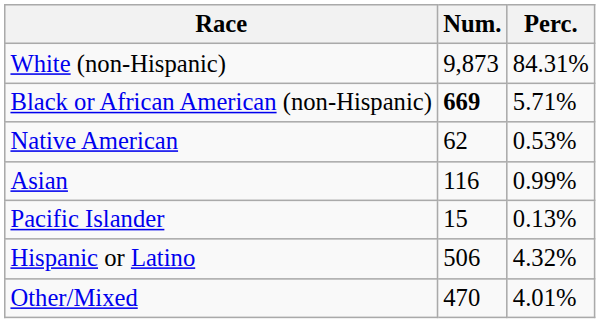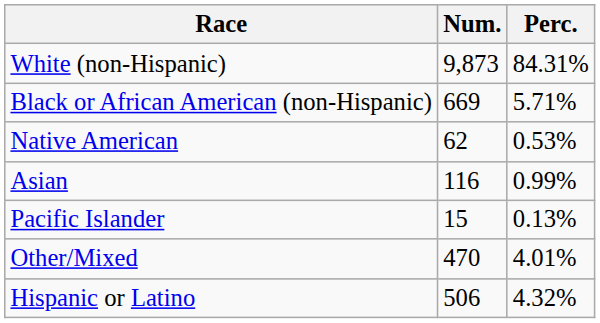(462, 102) bold -> (462, 102) normal
rows swapped: (74, 297) <-> (103, 258)
